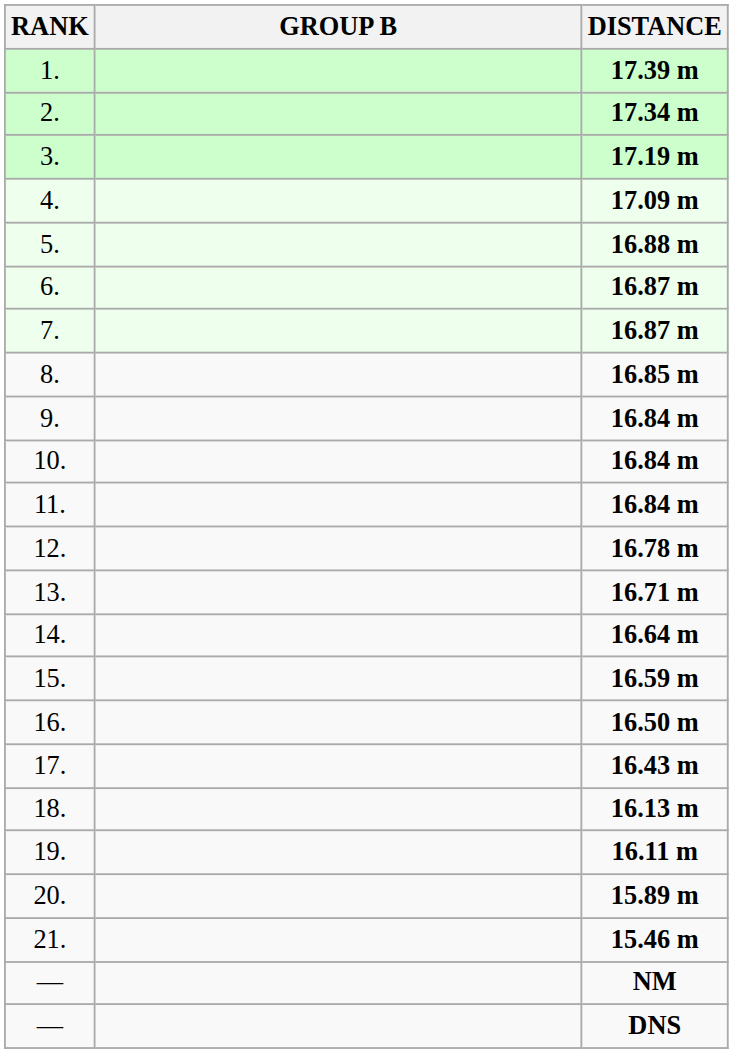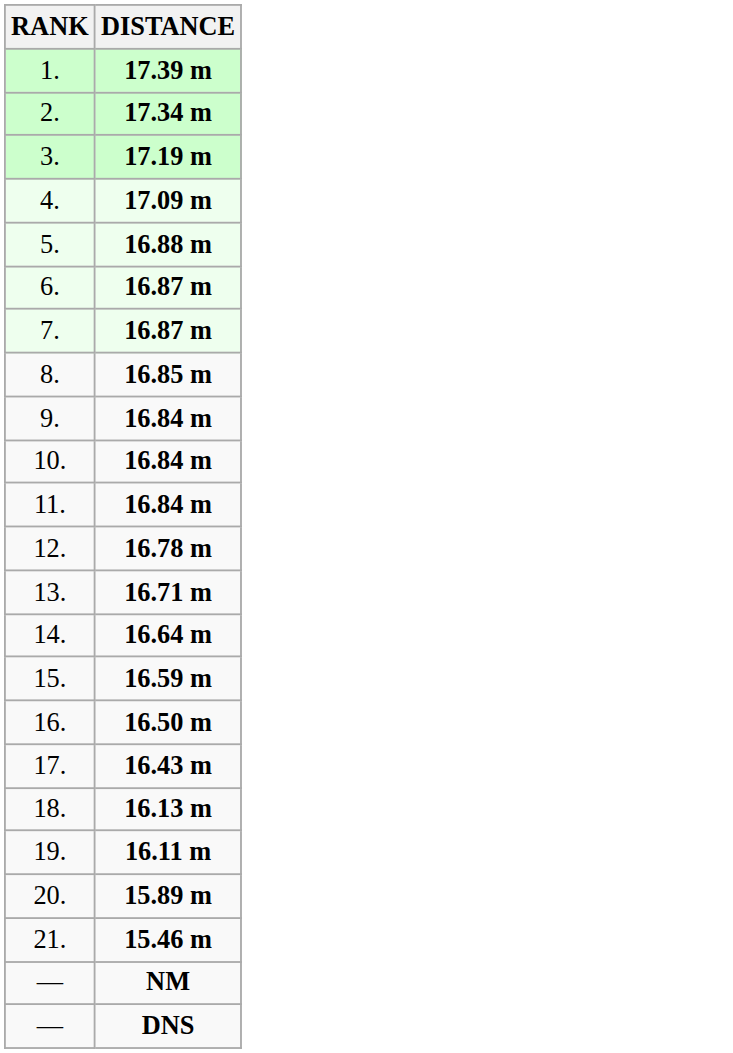- column: (338, 26)
